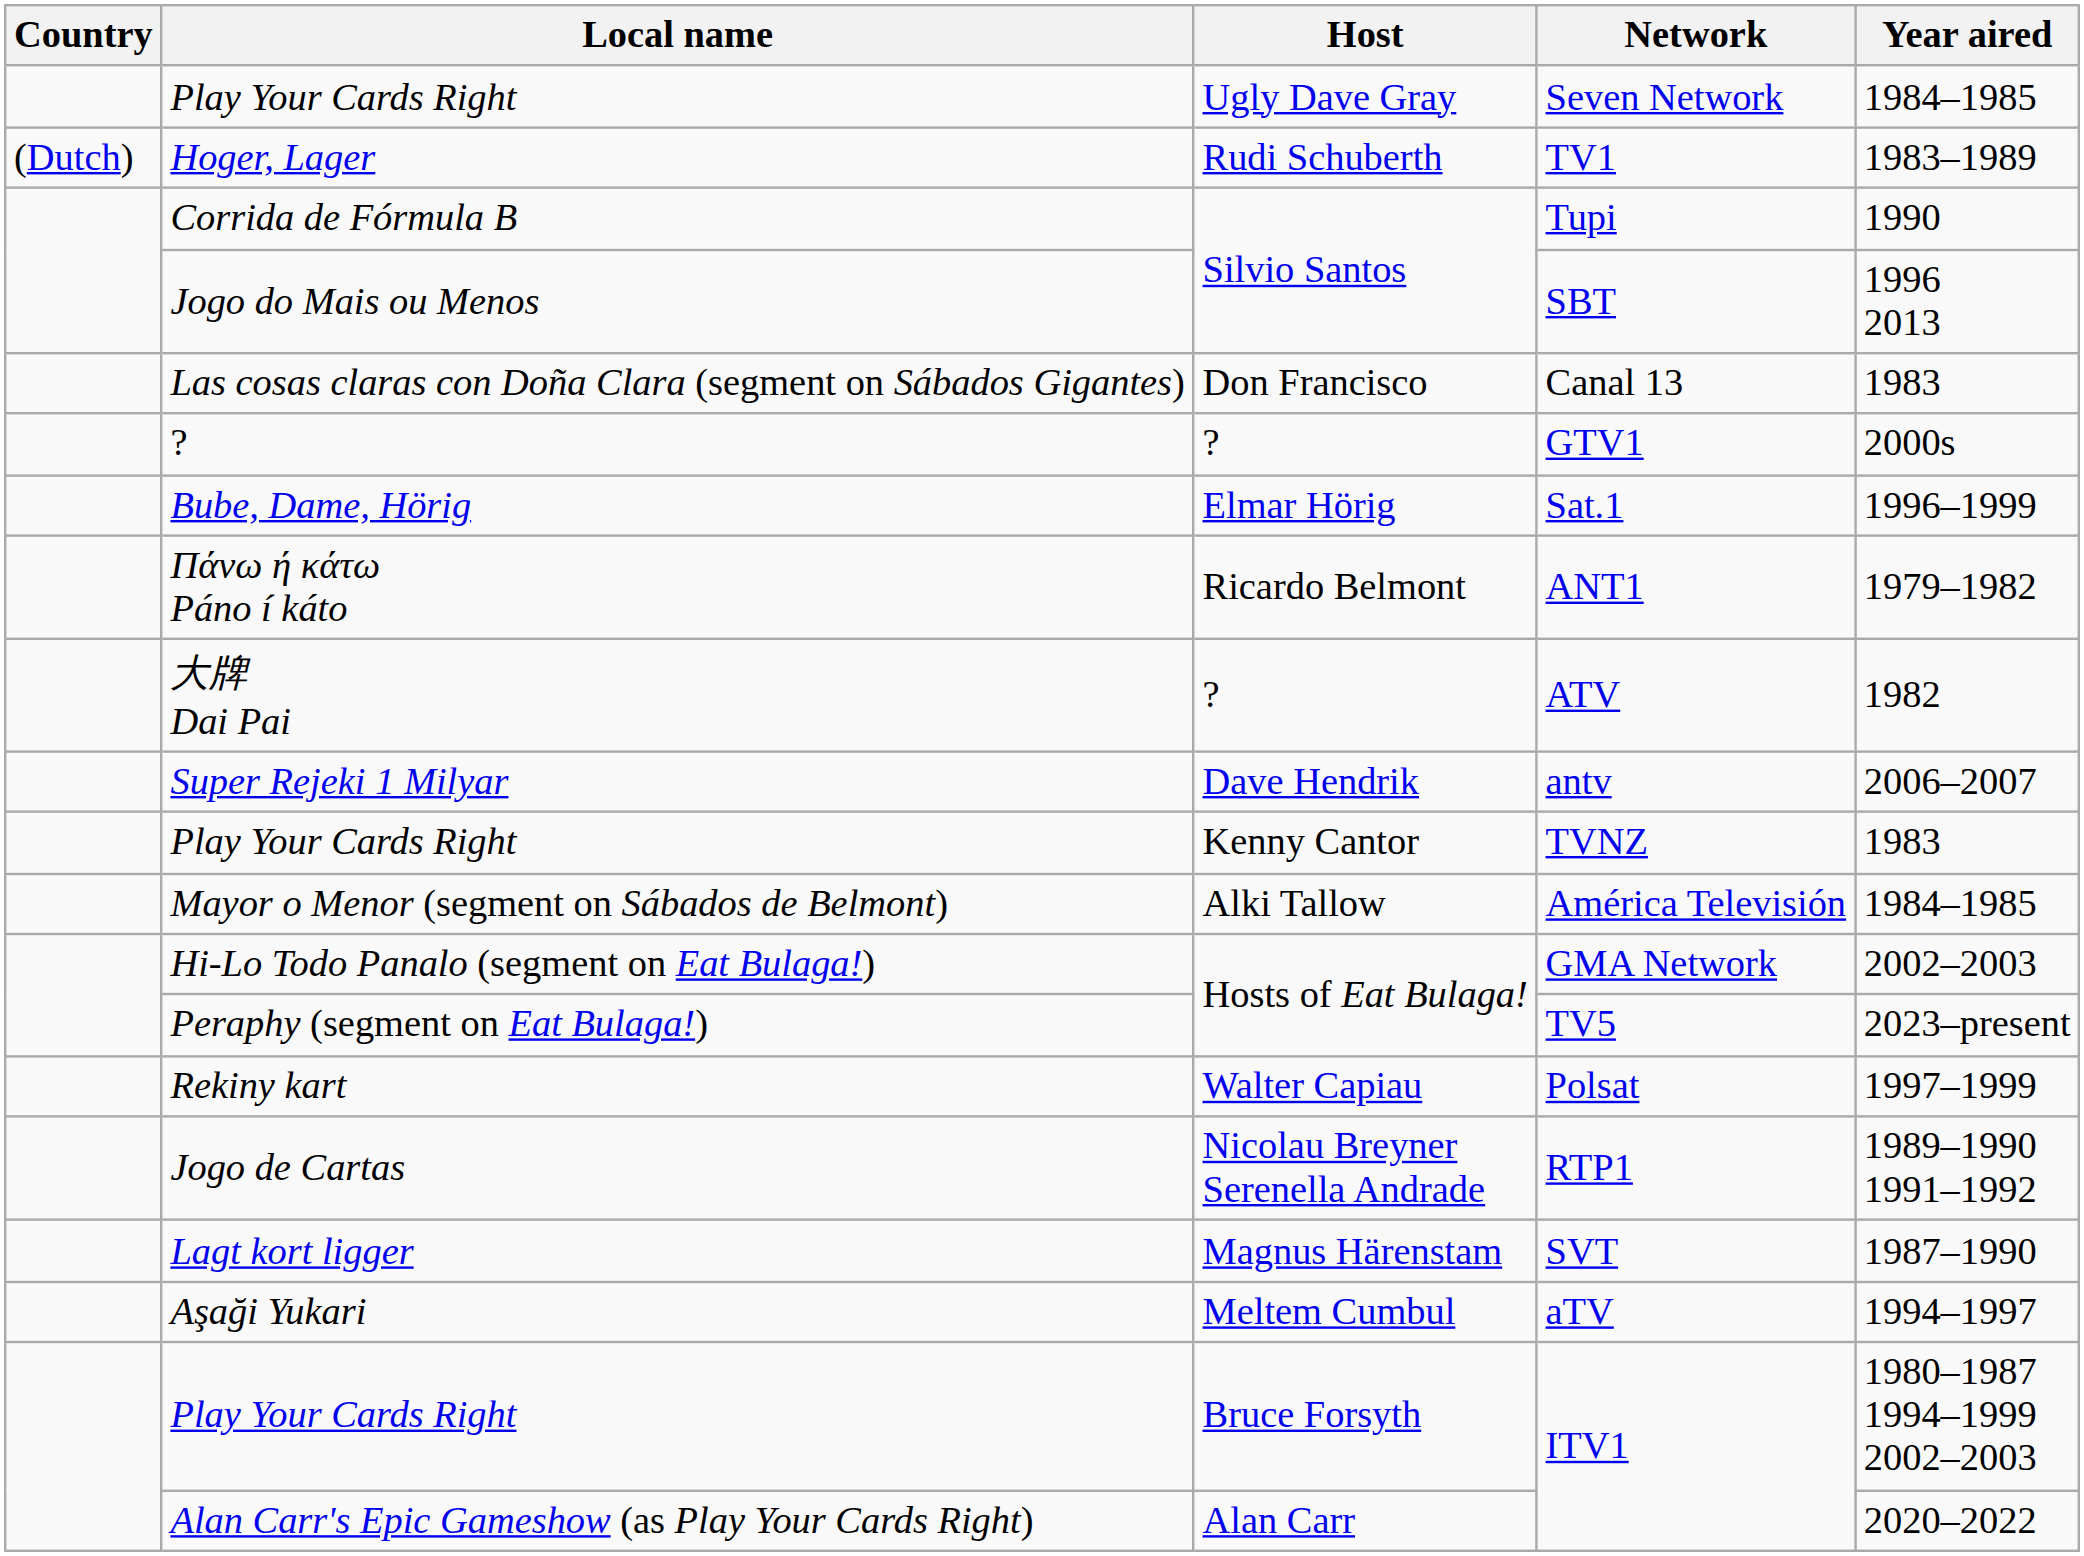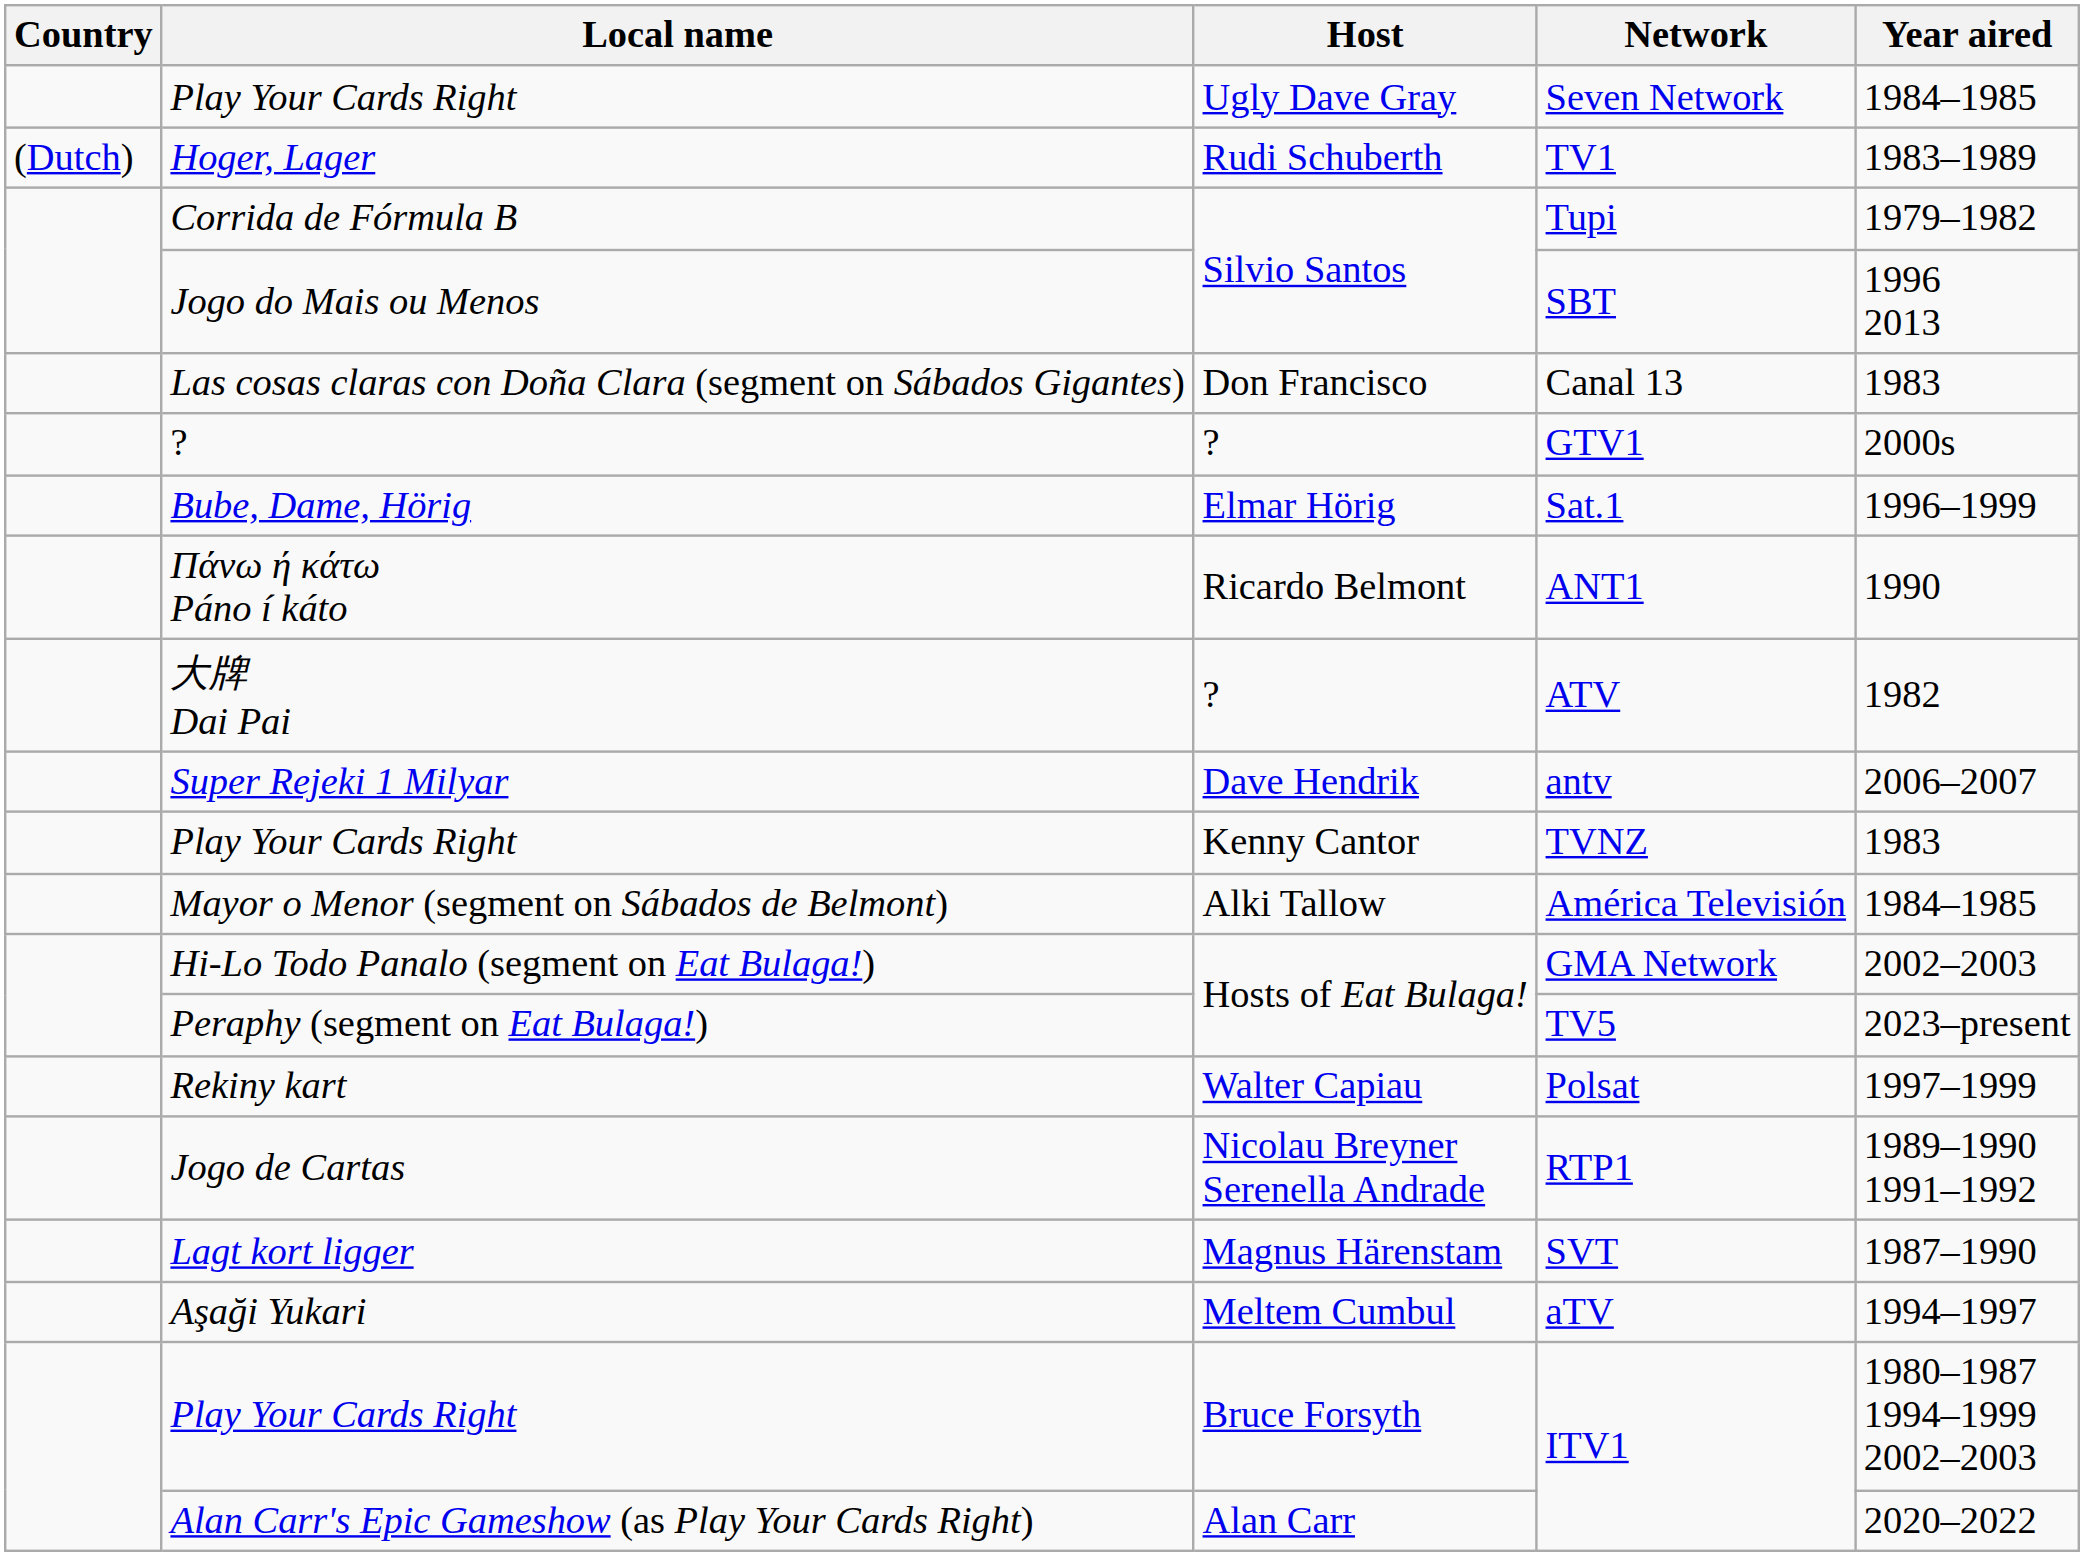(1902, 217) 1990 -> (1950, 217) 1979–1982
(1950, 586) 1979–1982 -> (1902, 586) 1990
